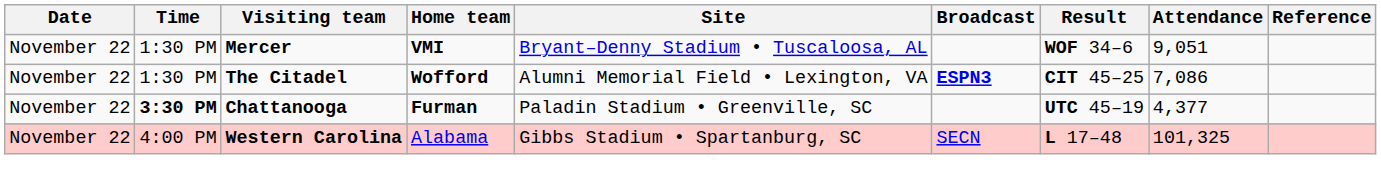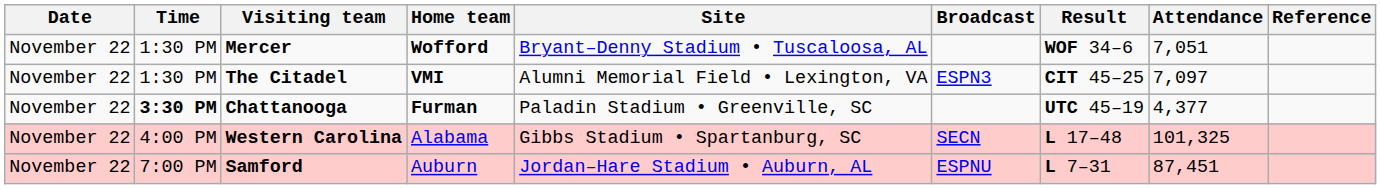(428, 50) VMI -> (450, 50) Wofford
(1180, 50) 9,051 -> (1180, 50) 7,051
(450, 79) Wofford -> (428, 79) VMI
(964, 79) bold -> (964, 79) normal
(1180, 79) 7,086 -> (1180, 79) 7,097
+ row: (264, 168)
